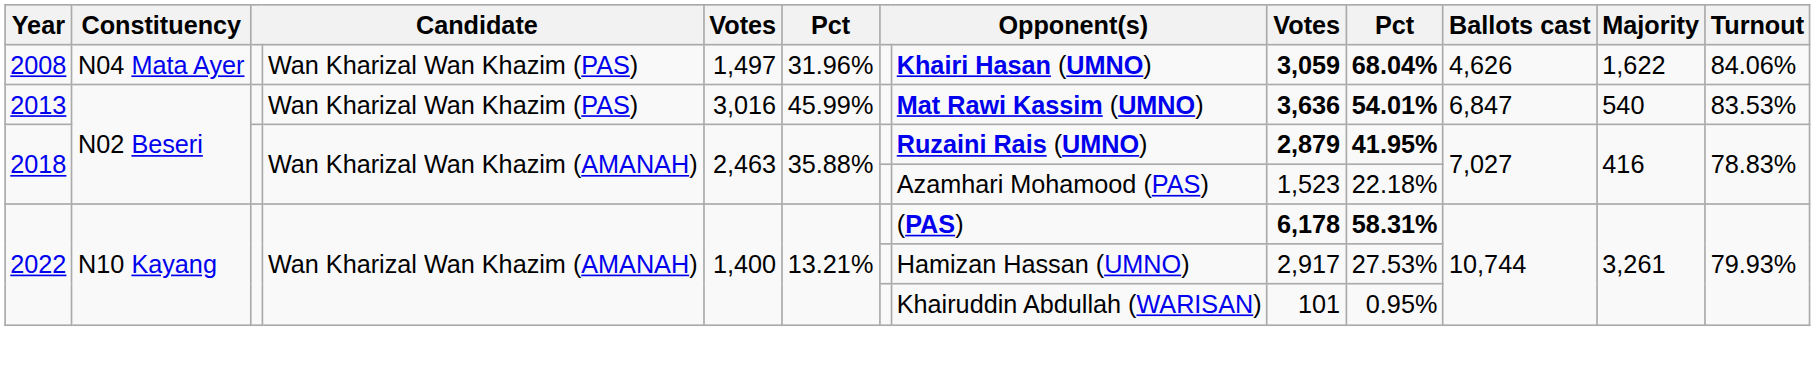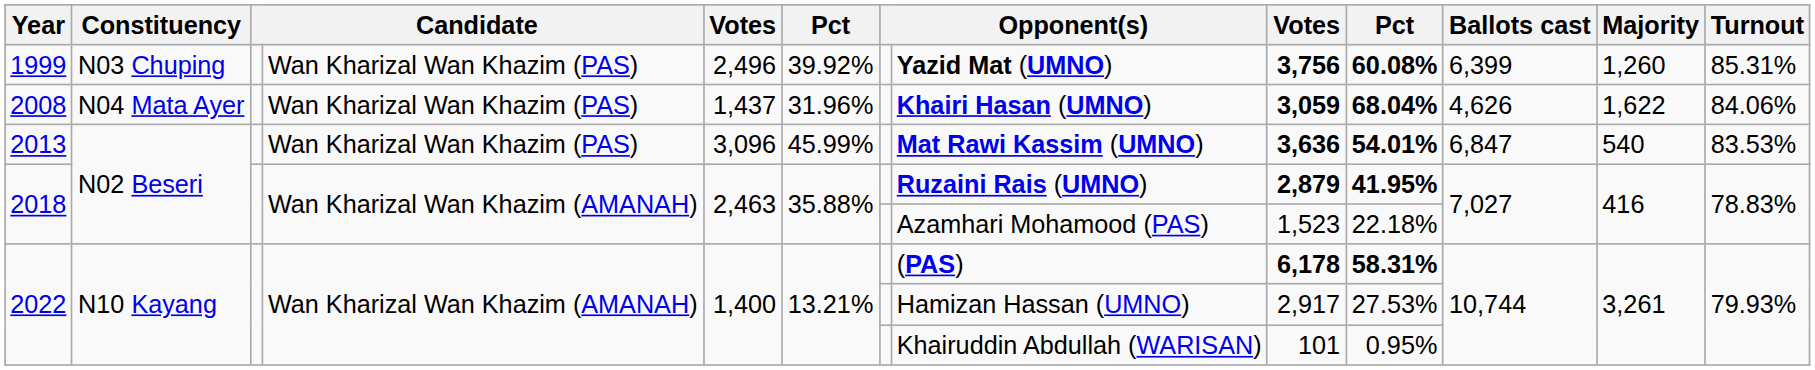+ row: (38, 65)
(745, 65) 1,497 -> (745, 105) 1,437
(745, 105) 3,016 -> (745, 145) 3,096
